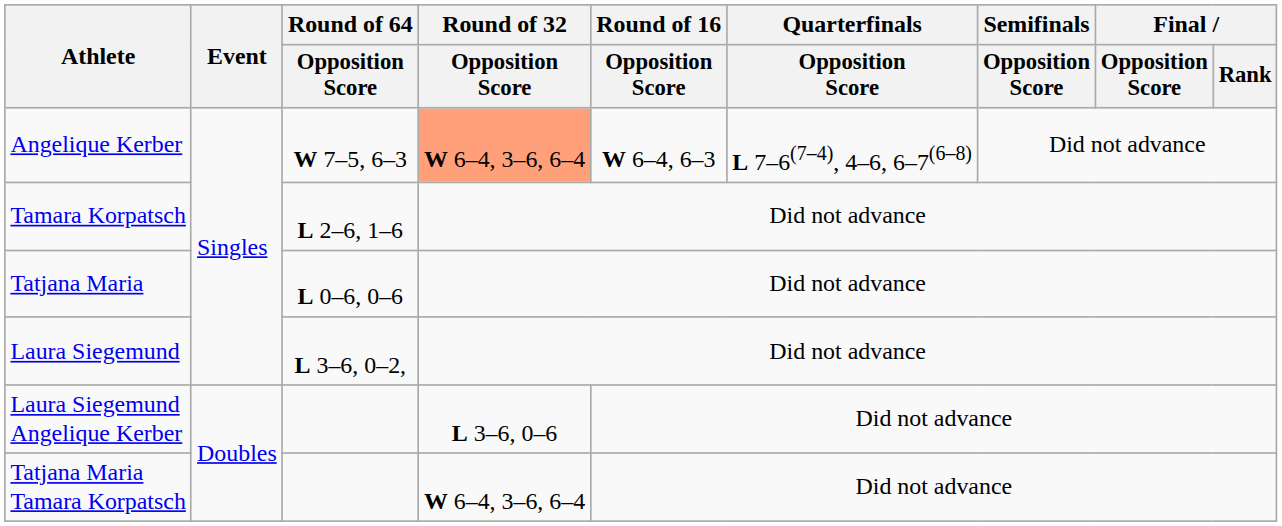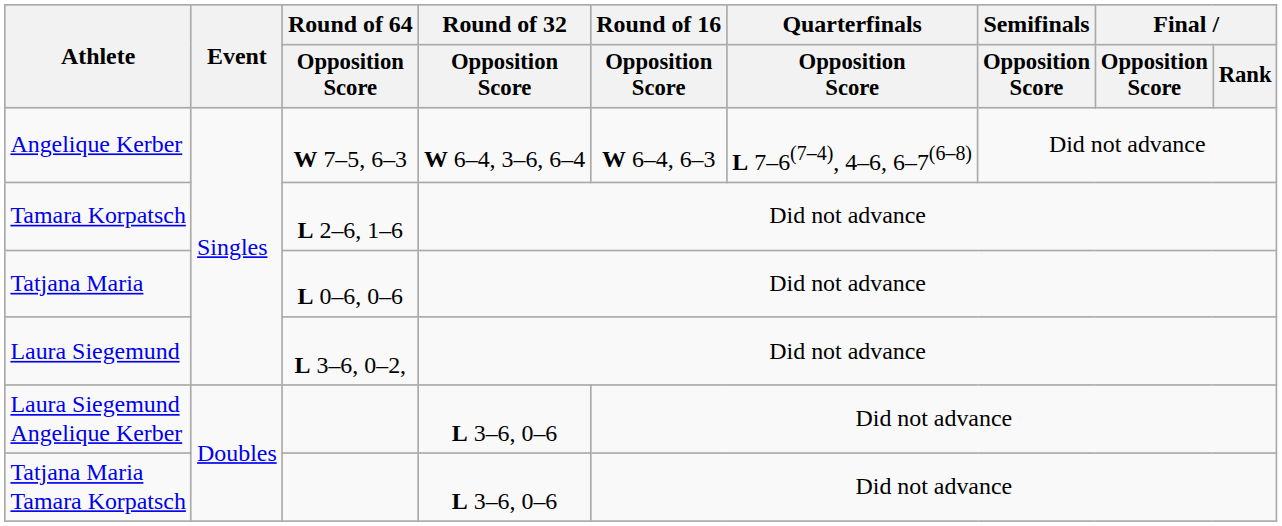(505, 159) lightsalmon background -> (505, 159) no background
(505, 500) W 6–4, 3–6, 6–4 -> (505, 500) L 3–6, 0–6
